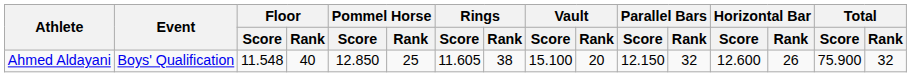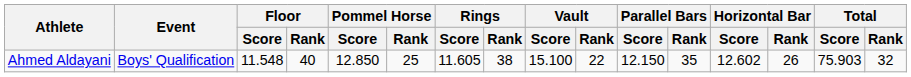(597, 61) 20 -> (597, 61) 22
(689, 61) 32 -> (689, 61) 35
(739, 61) 12.600 -> (739, 61) 12.602
(840, 61) 75.900 -> (840, 61) 75.903
